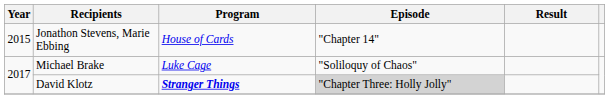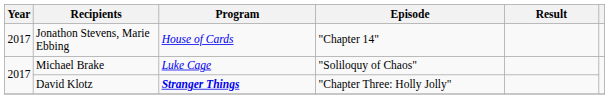(19, 40) 2015 -> (19, 40) 2017
(385, 84) lightgrey background -> (385, 84) no background
